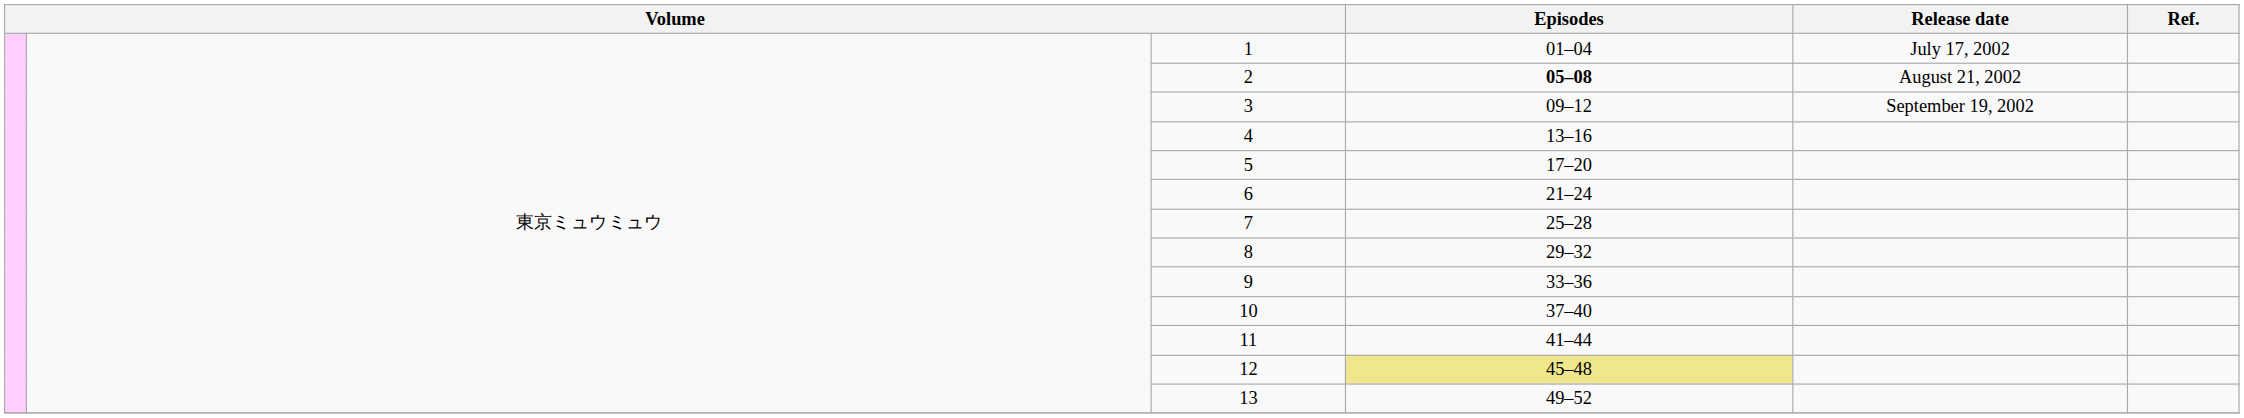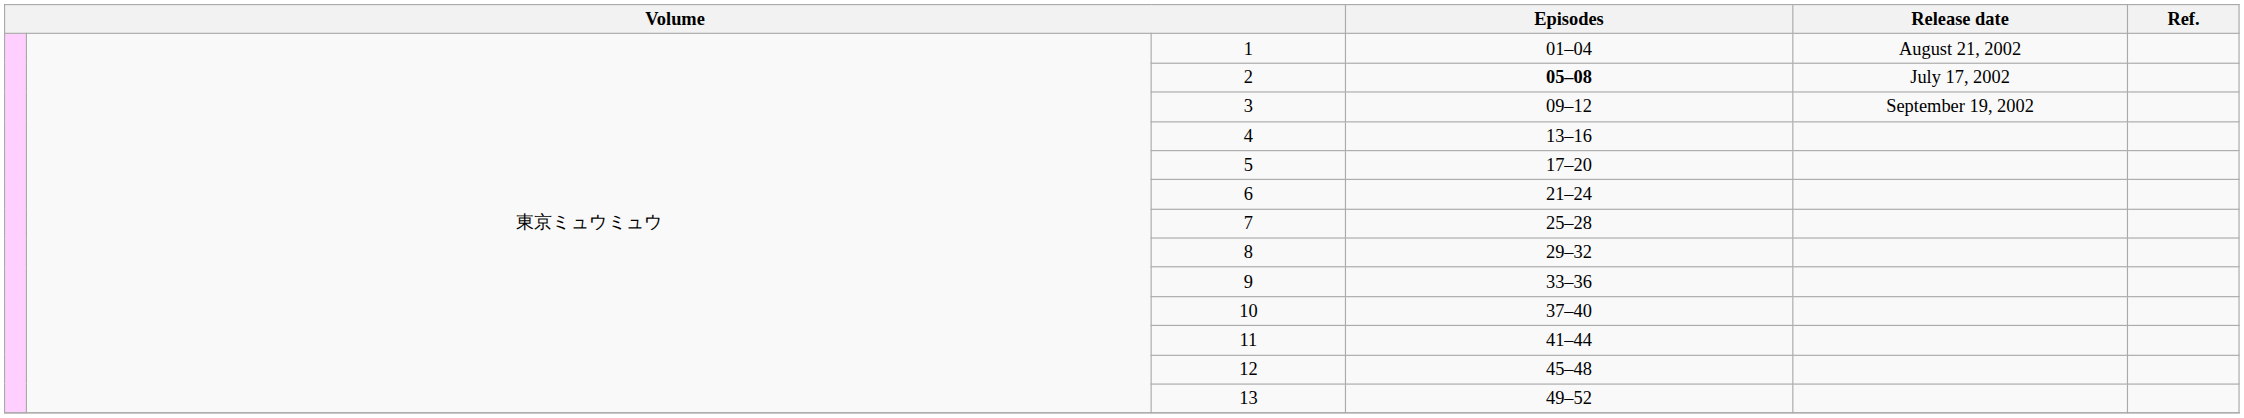(1960, 48) July 17, 2002 -> (1960, 48) August 21, 2002
(1960, 77) August 21, 2002 -> (1960, 77) July 17, 2002
(1569, 369) khaki background -> (1569, 369) no background
